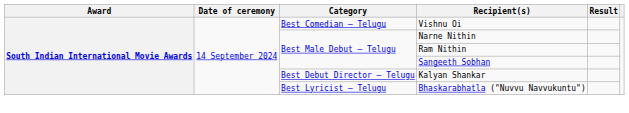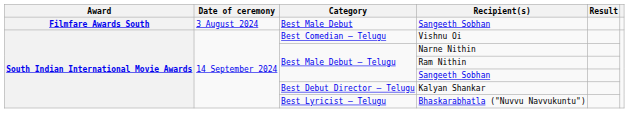+ row: (317, 24)
